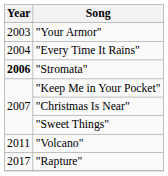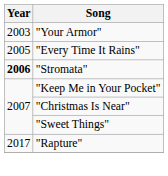(19, 50) 2004 -> (19, 50) 2005
- row: (60, 143)
